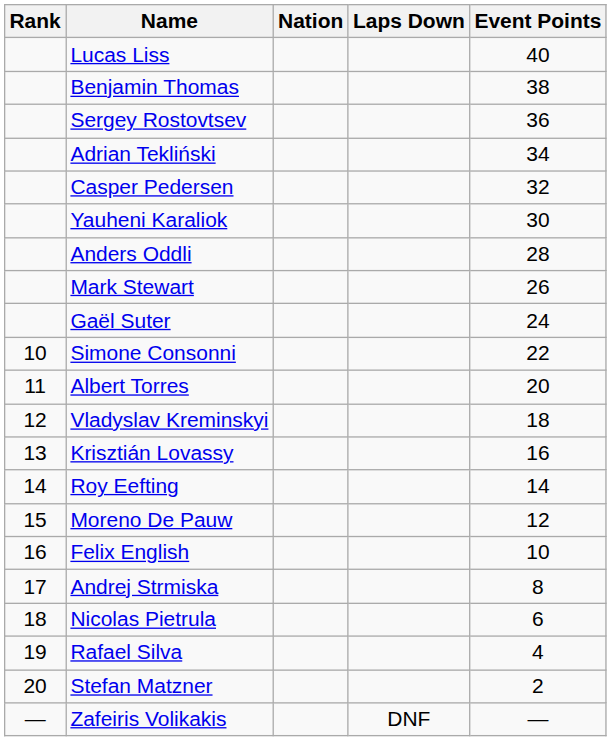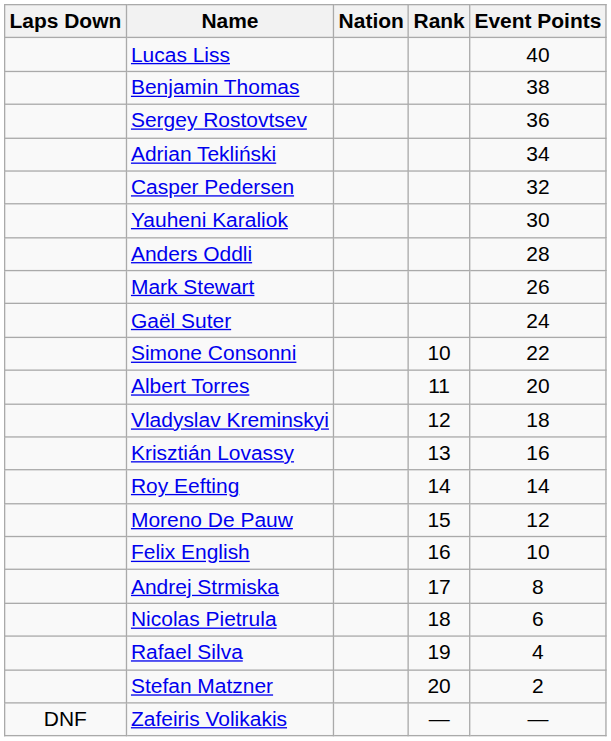columns swapped: (35, 21) <-> (409, 21)
